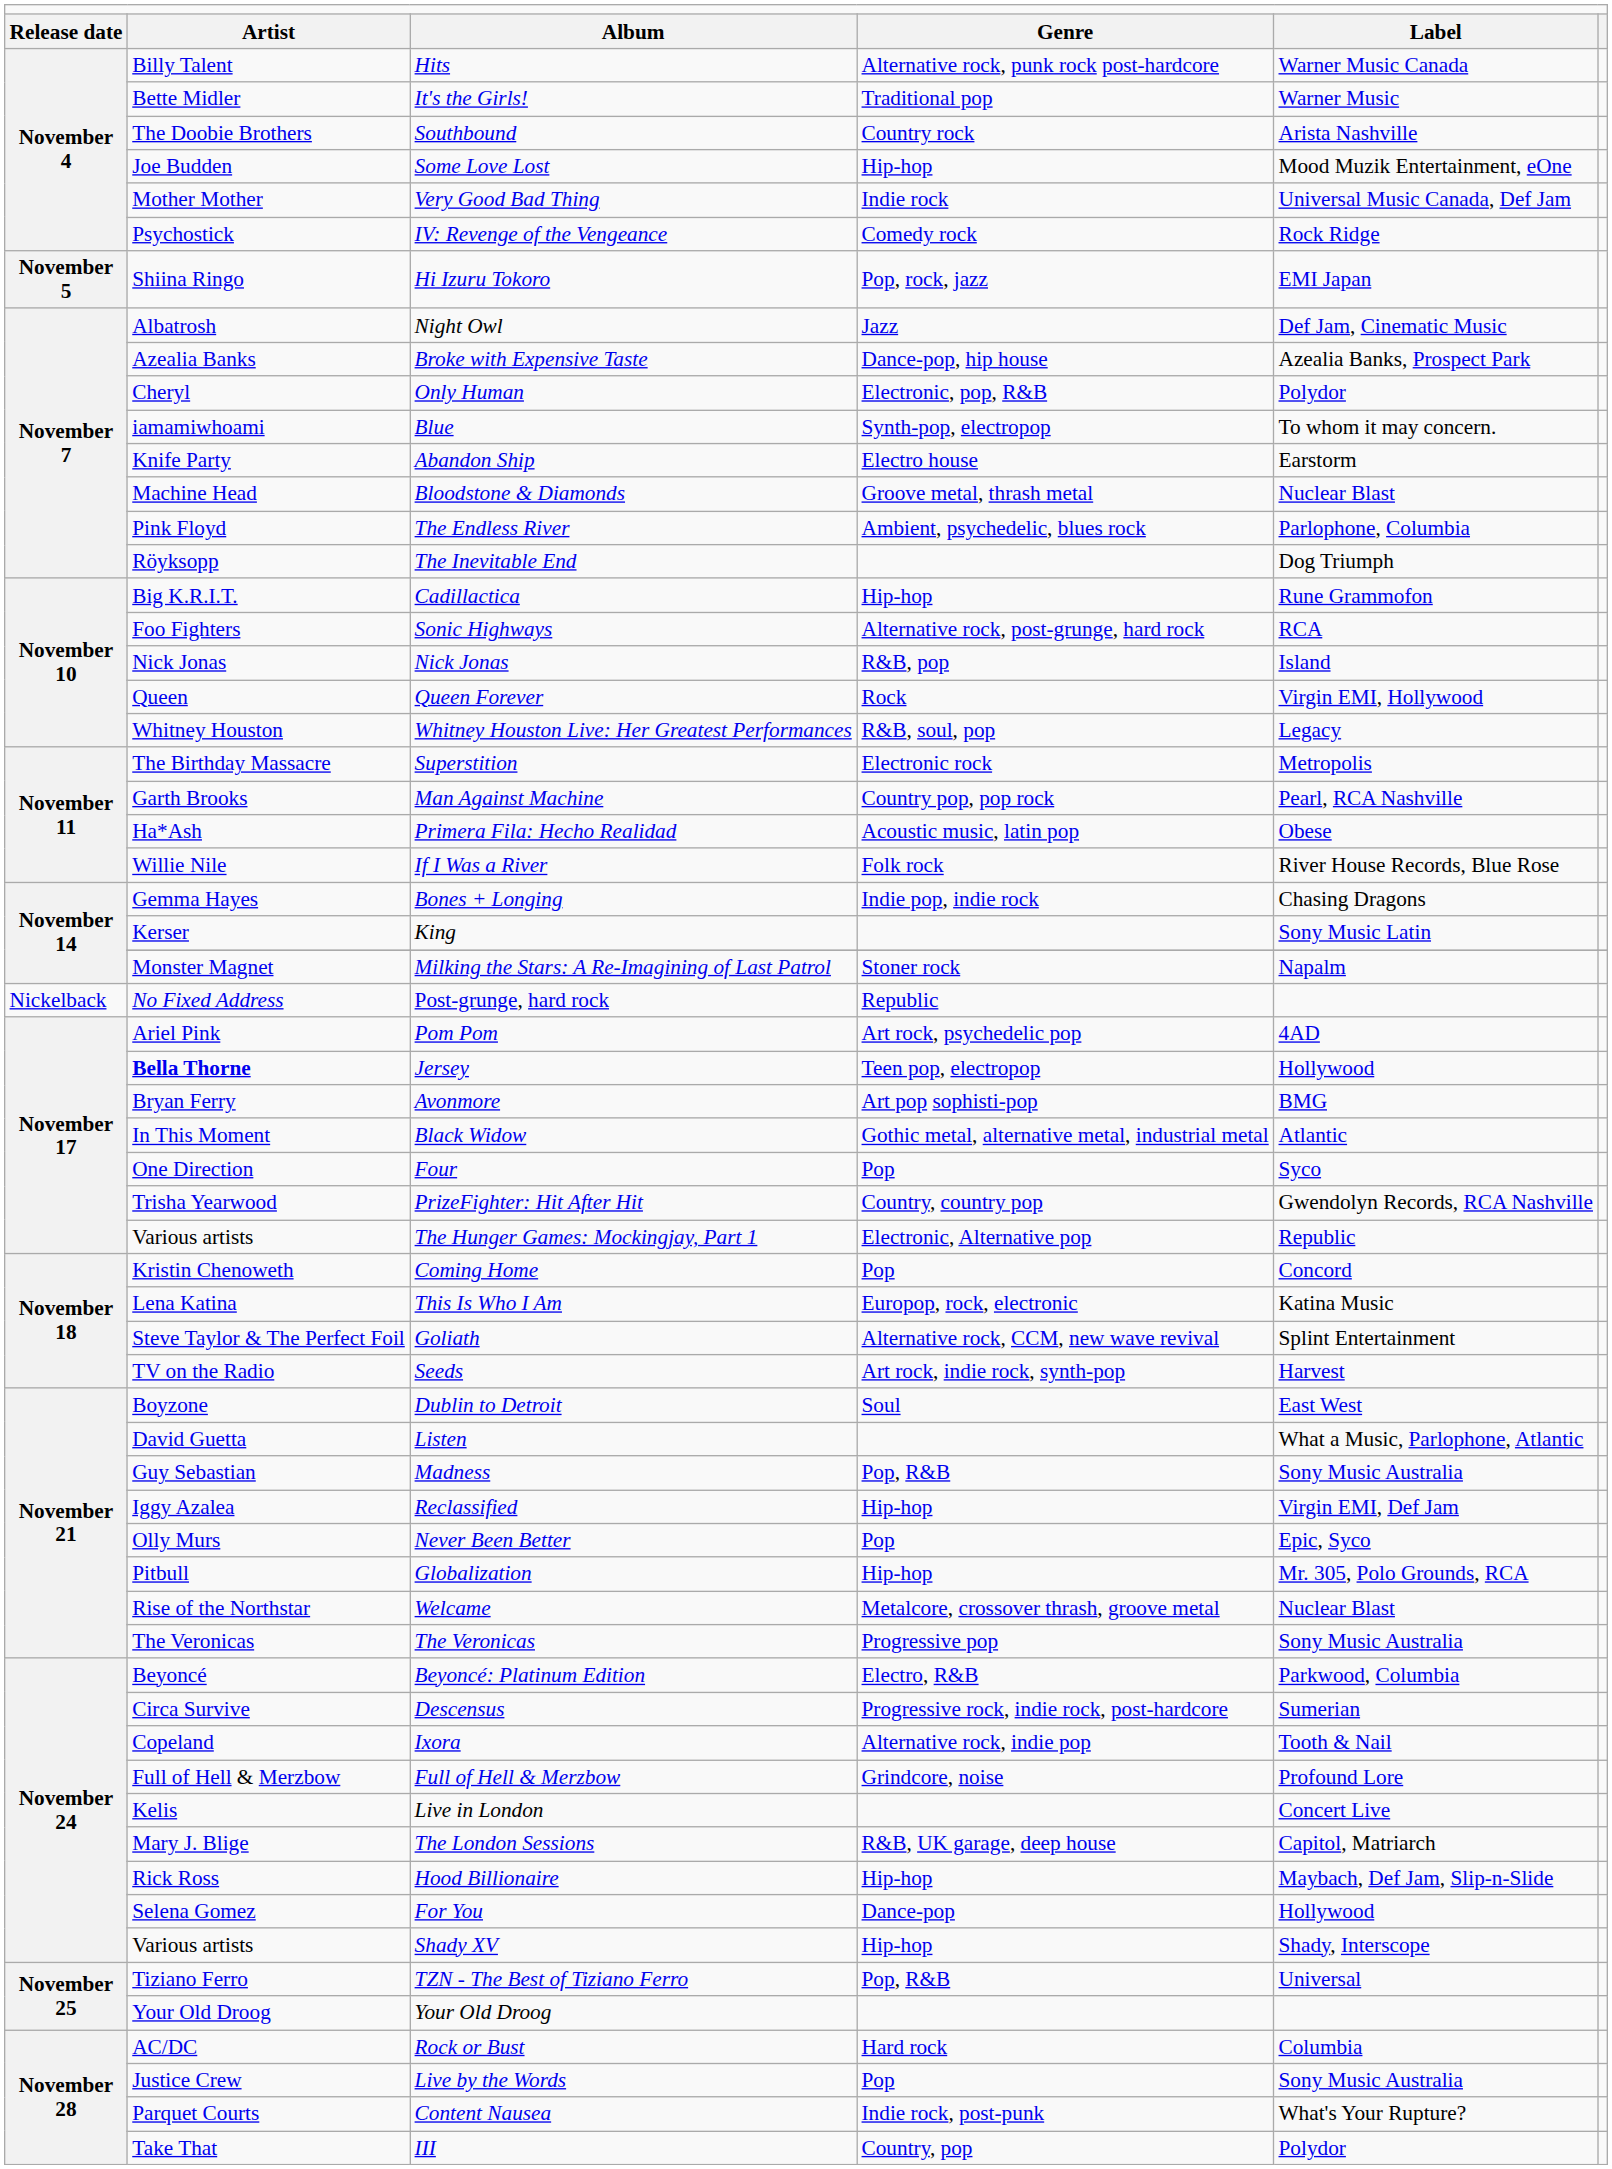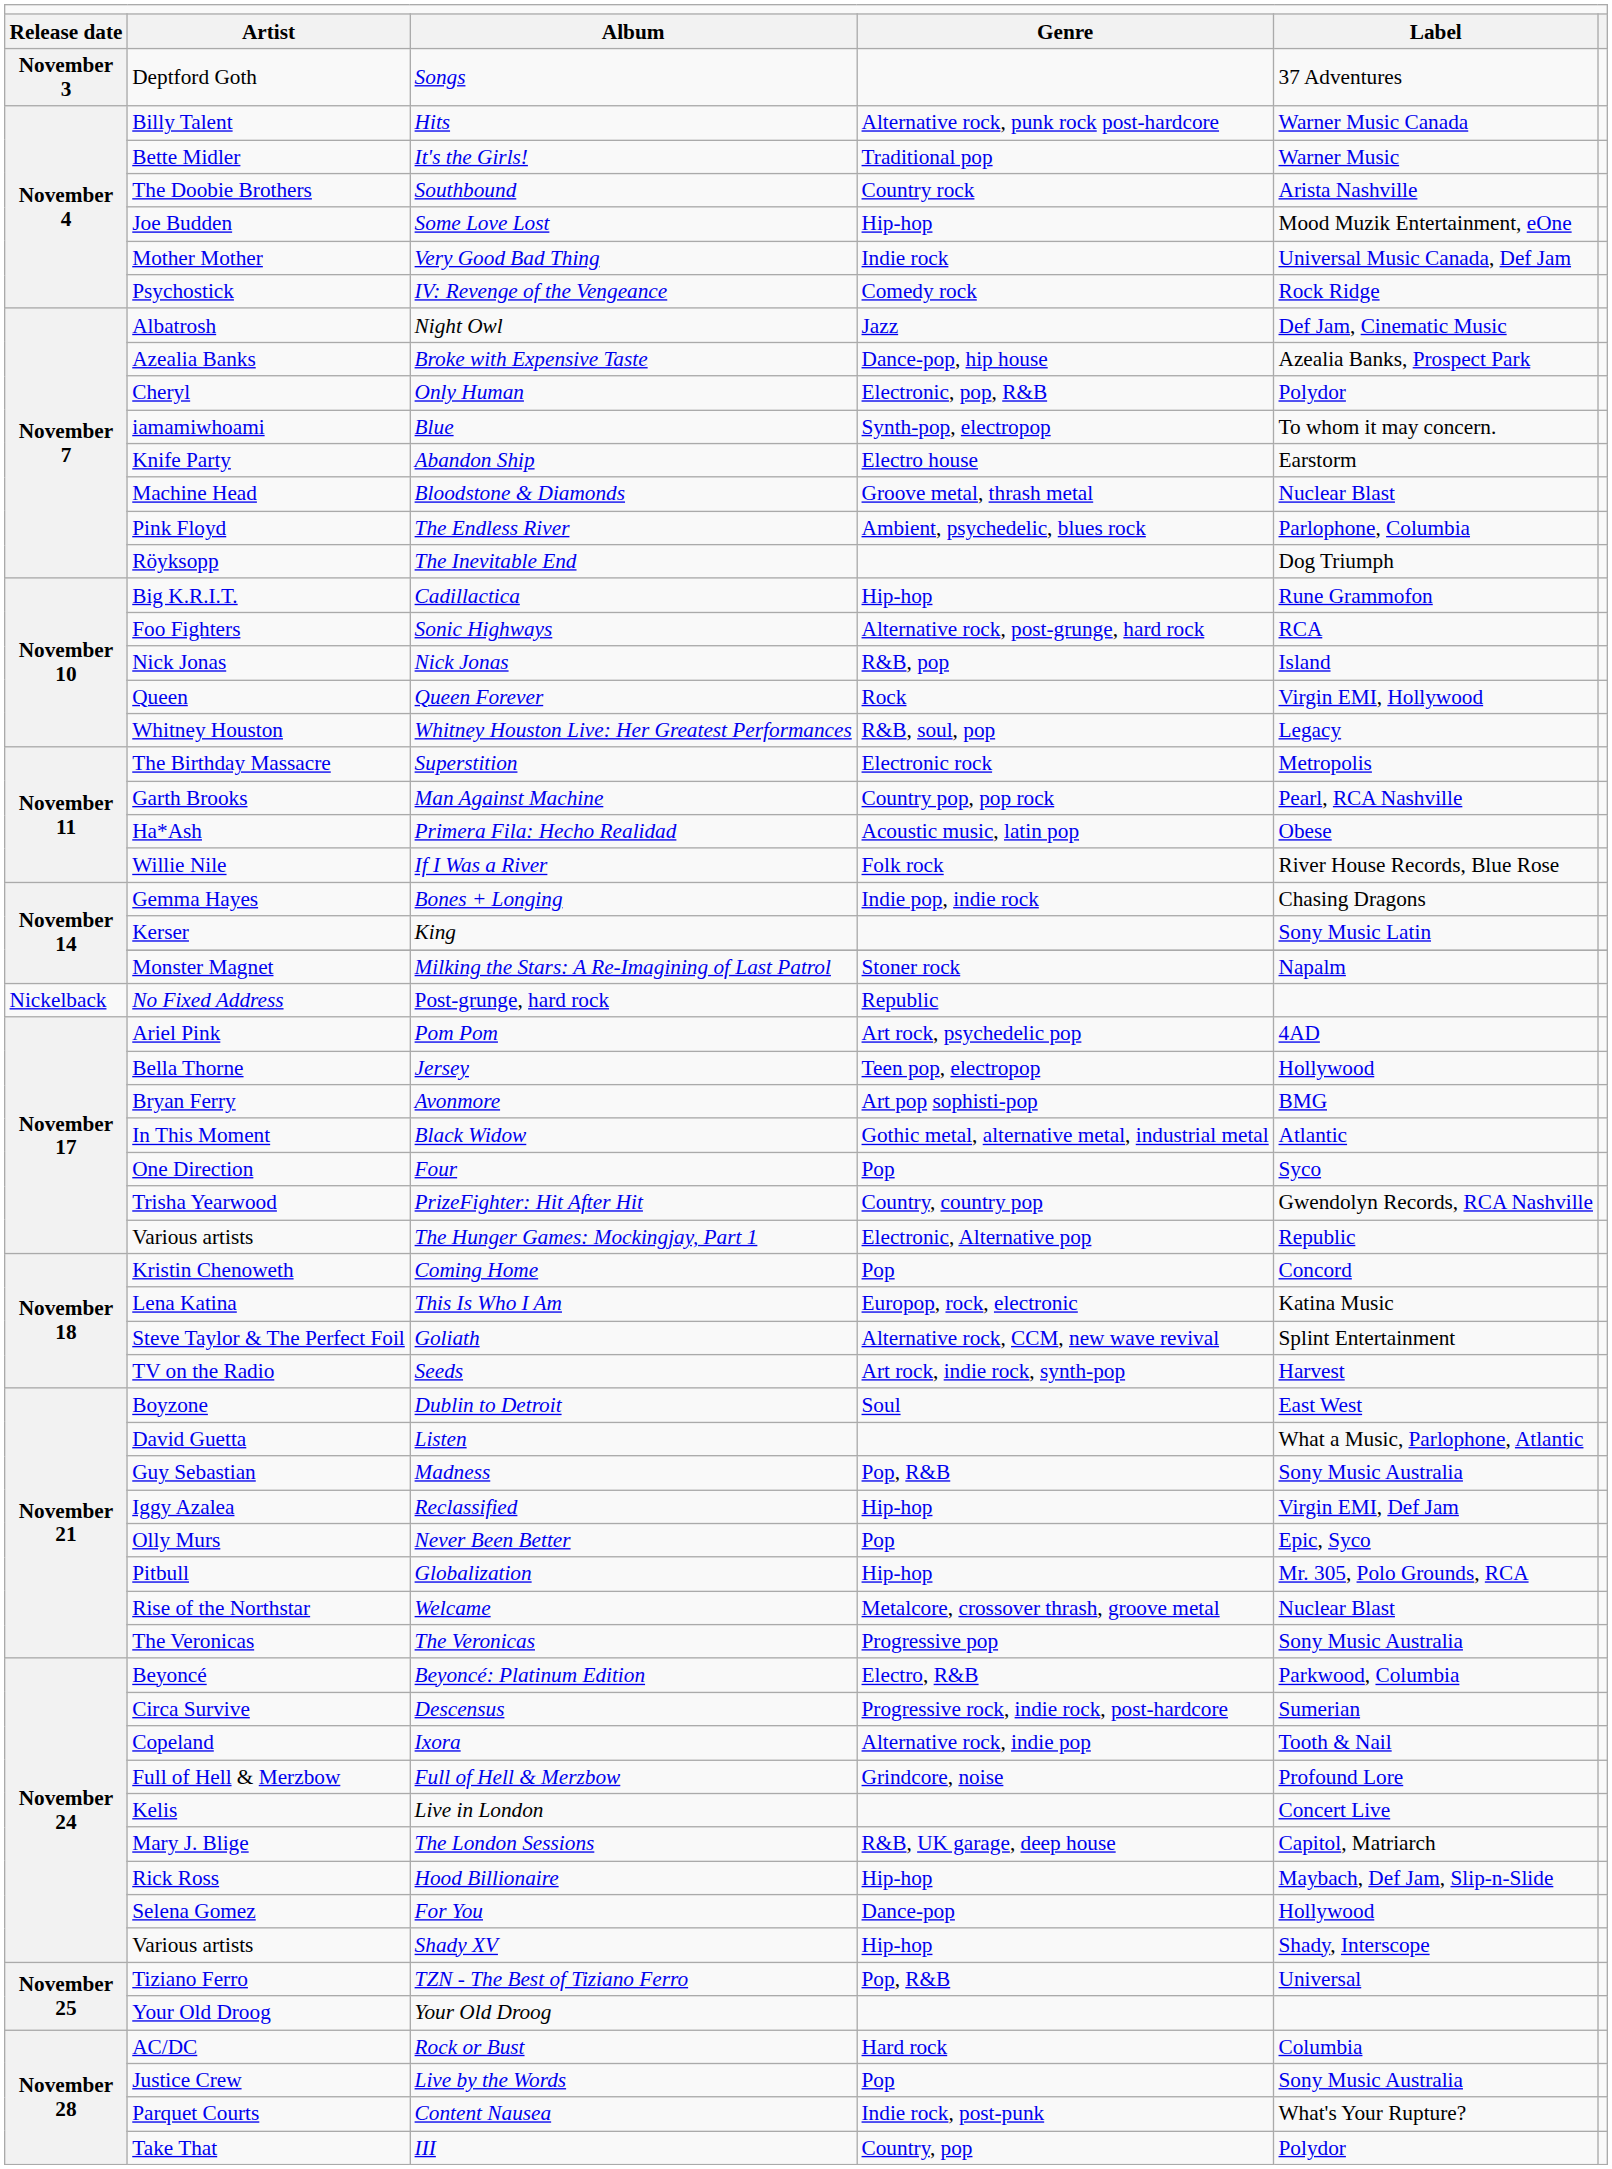+ row: (440, 76)
- row: (482, 279)
(191, 1067) bold -> (188, 1067) normal
